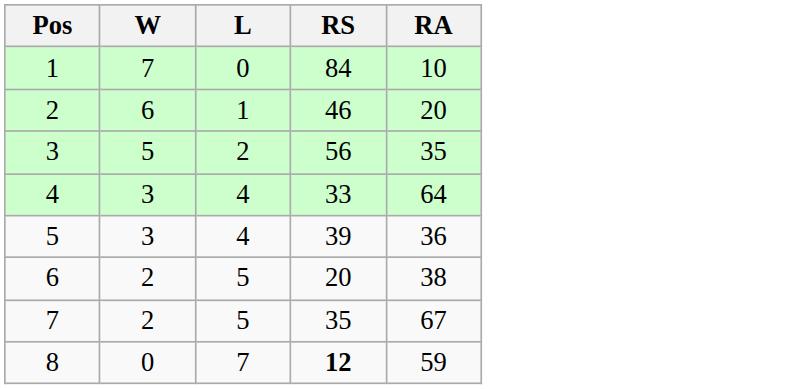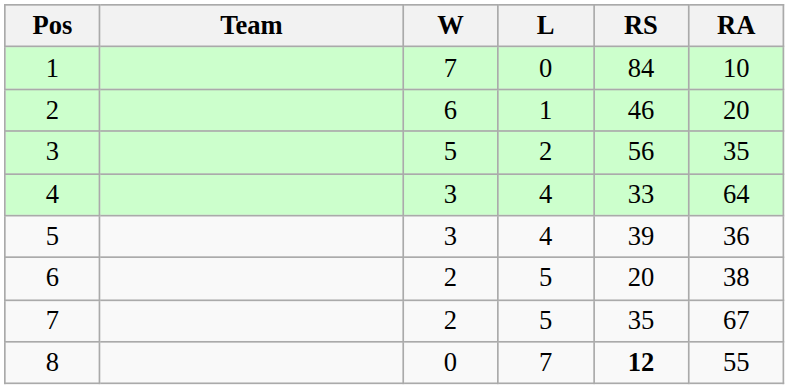+ column: (251, 25)
(433, 362) 59 -> (736, 362) 55
